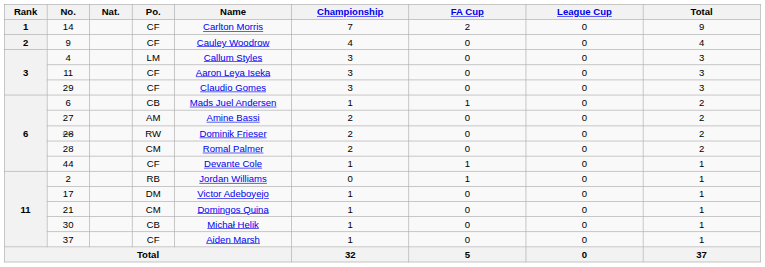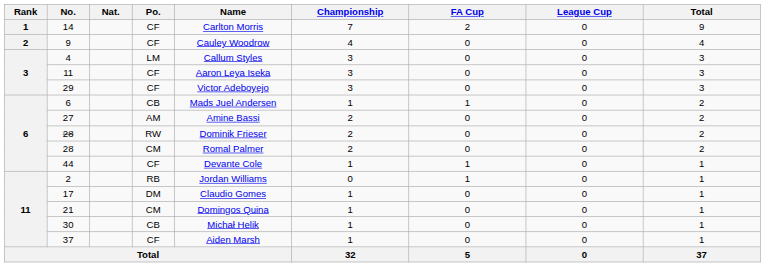(233, 88) Claudio Gomes -> (233, 88) Victor Adeboyejo
(233, 194) Victor Adeboyejo -> (233, 194) Claudio Gomes
